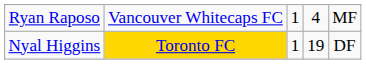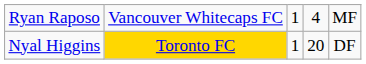(316, 45) 19 -> (316, 45) 20
